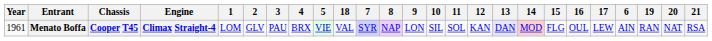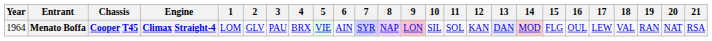columns swapped: (626, 12) <-> (345, 12)
(16, 28) 1961 -> (16, 28) 1964
(415, 28) no background -> (413, 28) pink background
